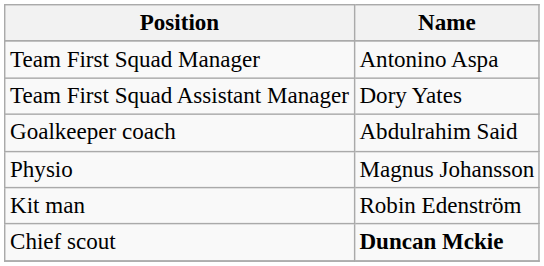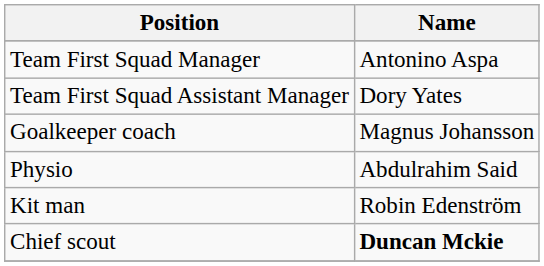(439, 132) Abdulrahim Said -> (447, 132) Magnus Johansson
(447, 168) Magnus Johansson -> (439, 168) Abdulrahim Said
